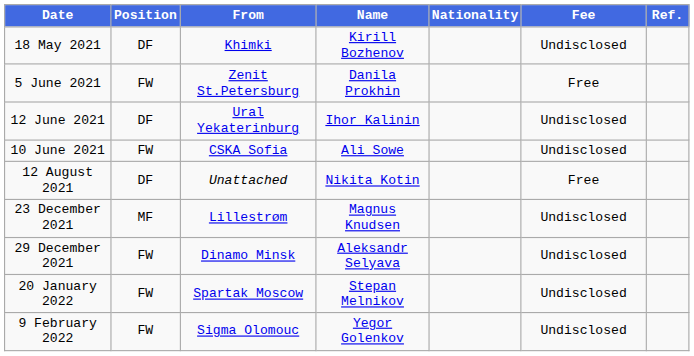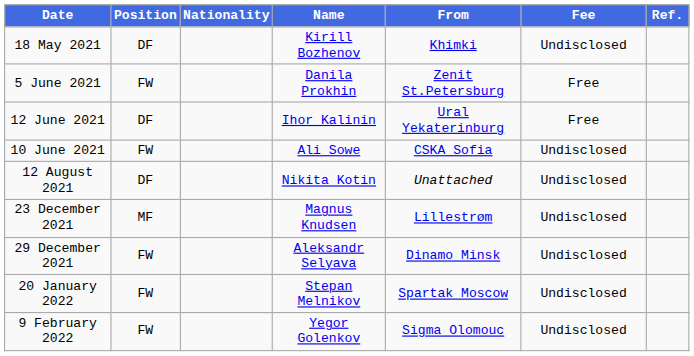columns swapped: (475, 15) <-> (248, 15)
(584, 120) Undisclosed -> (584, 120) Free
(584, 180) Free -> (584, 180) Undisclosed
